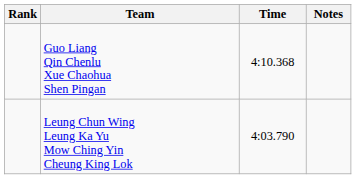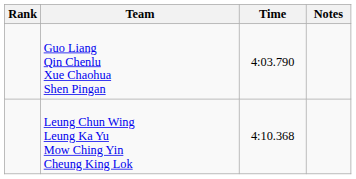(273, 61) 4:10.368 -> (273, 61) 4:03.790
(273, 136) 4:03.790 -> (273, 136) 4:10.368
